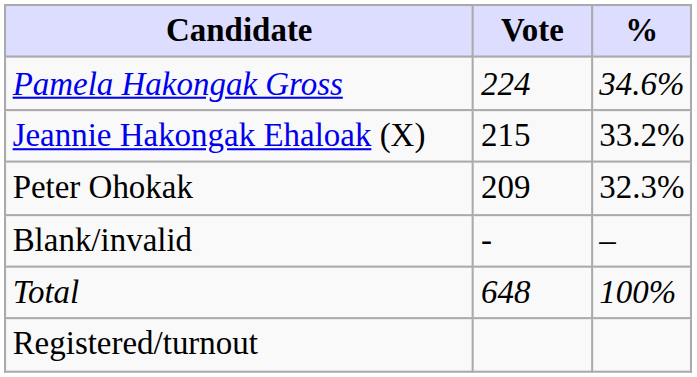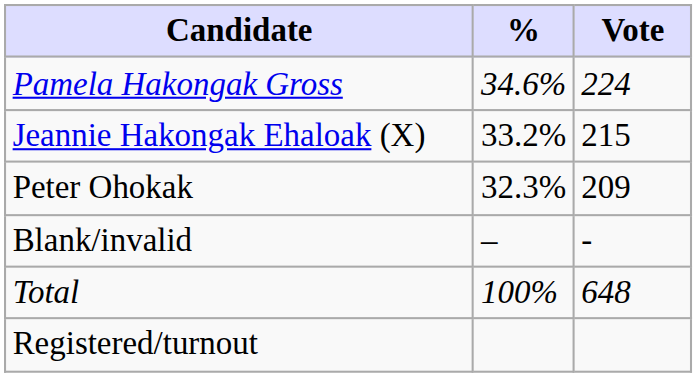columns swapped: (533, 30) <-> (642, 30)
